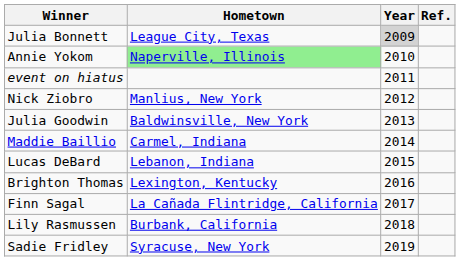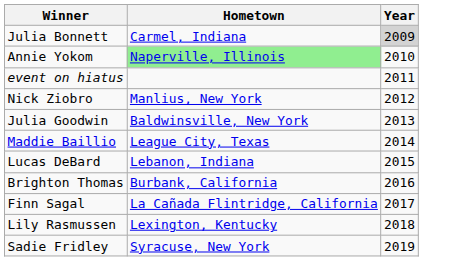- column: (437, 15)
(200, 36) League City, Texas -> (188, 36) Carmel, Indiana
(188, 141) Carmel, Indiana -> (200, 141) League City, Texas
(204, 183) Lexington, Kentucky -> (204, 183) Burbank, California
(204, 225) Burbank, California -> (204, 225) Lexington, Kentucky
